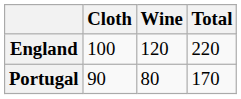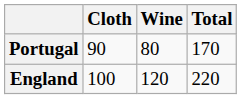rows swapped: (44, 49) <-> (44, 78)
